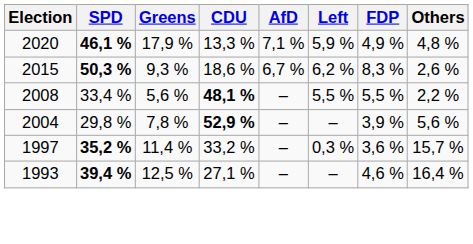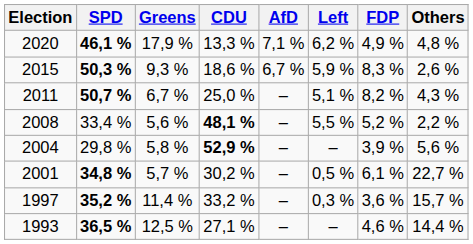(333, 43) 5,9 % -> (333, 43) 6,2 %
(333, 69) 6,2 % -> (333, 69) 5,9 %
+ row: (40, 95)
(383, 95) 5,5 % -> (383, 122) 5,2 %
(167, 122) 7,8 % -> (167, 148) 5,8 %
+ row: (40, 174)
(106, 174) 39,4 % -> (106, 226) 36,5 %
(438, 174) 16,4 % -> (438, 226) 14,4 %
